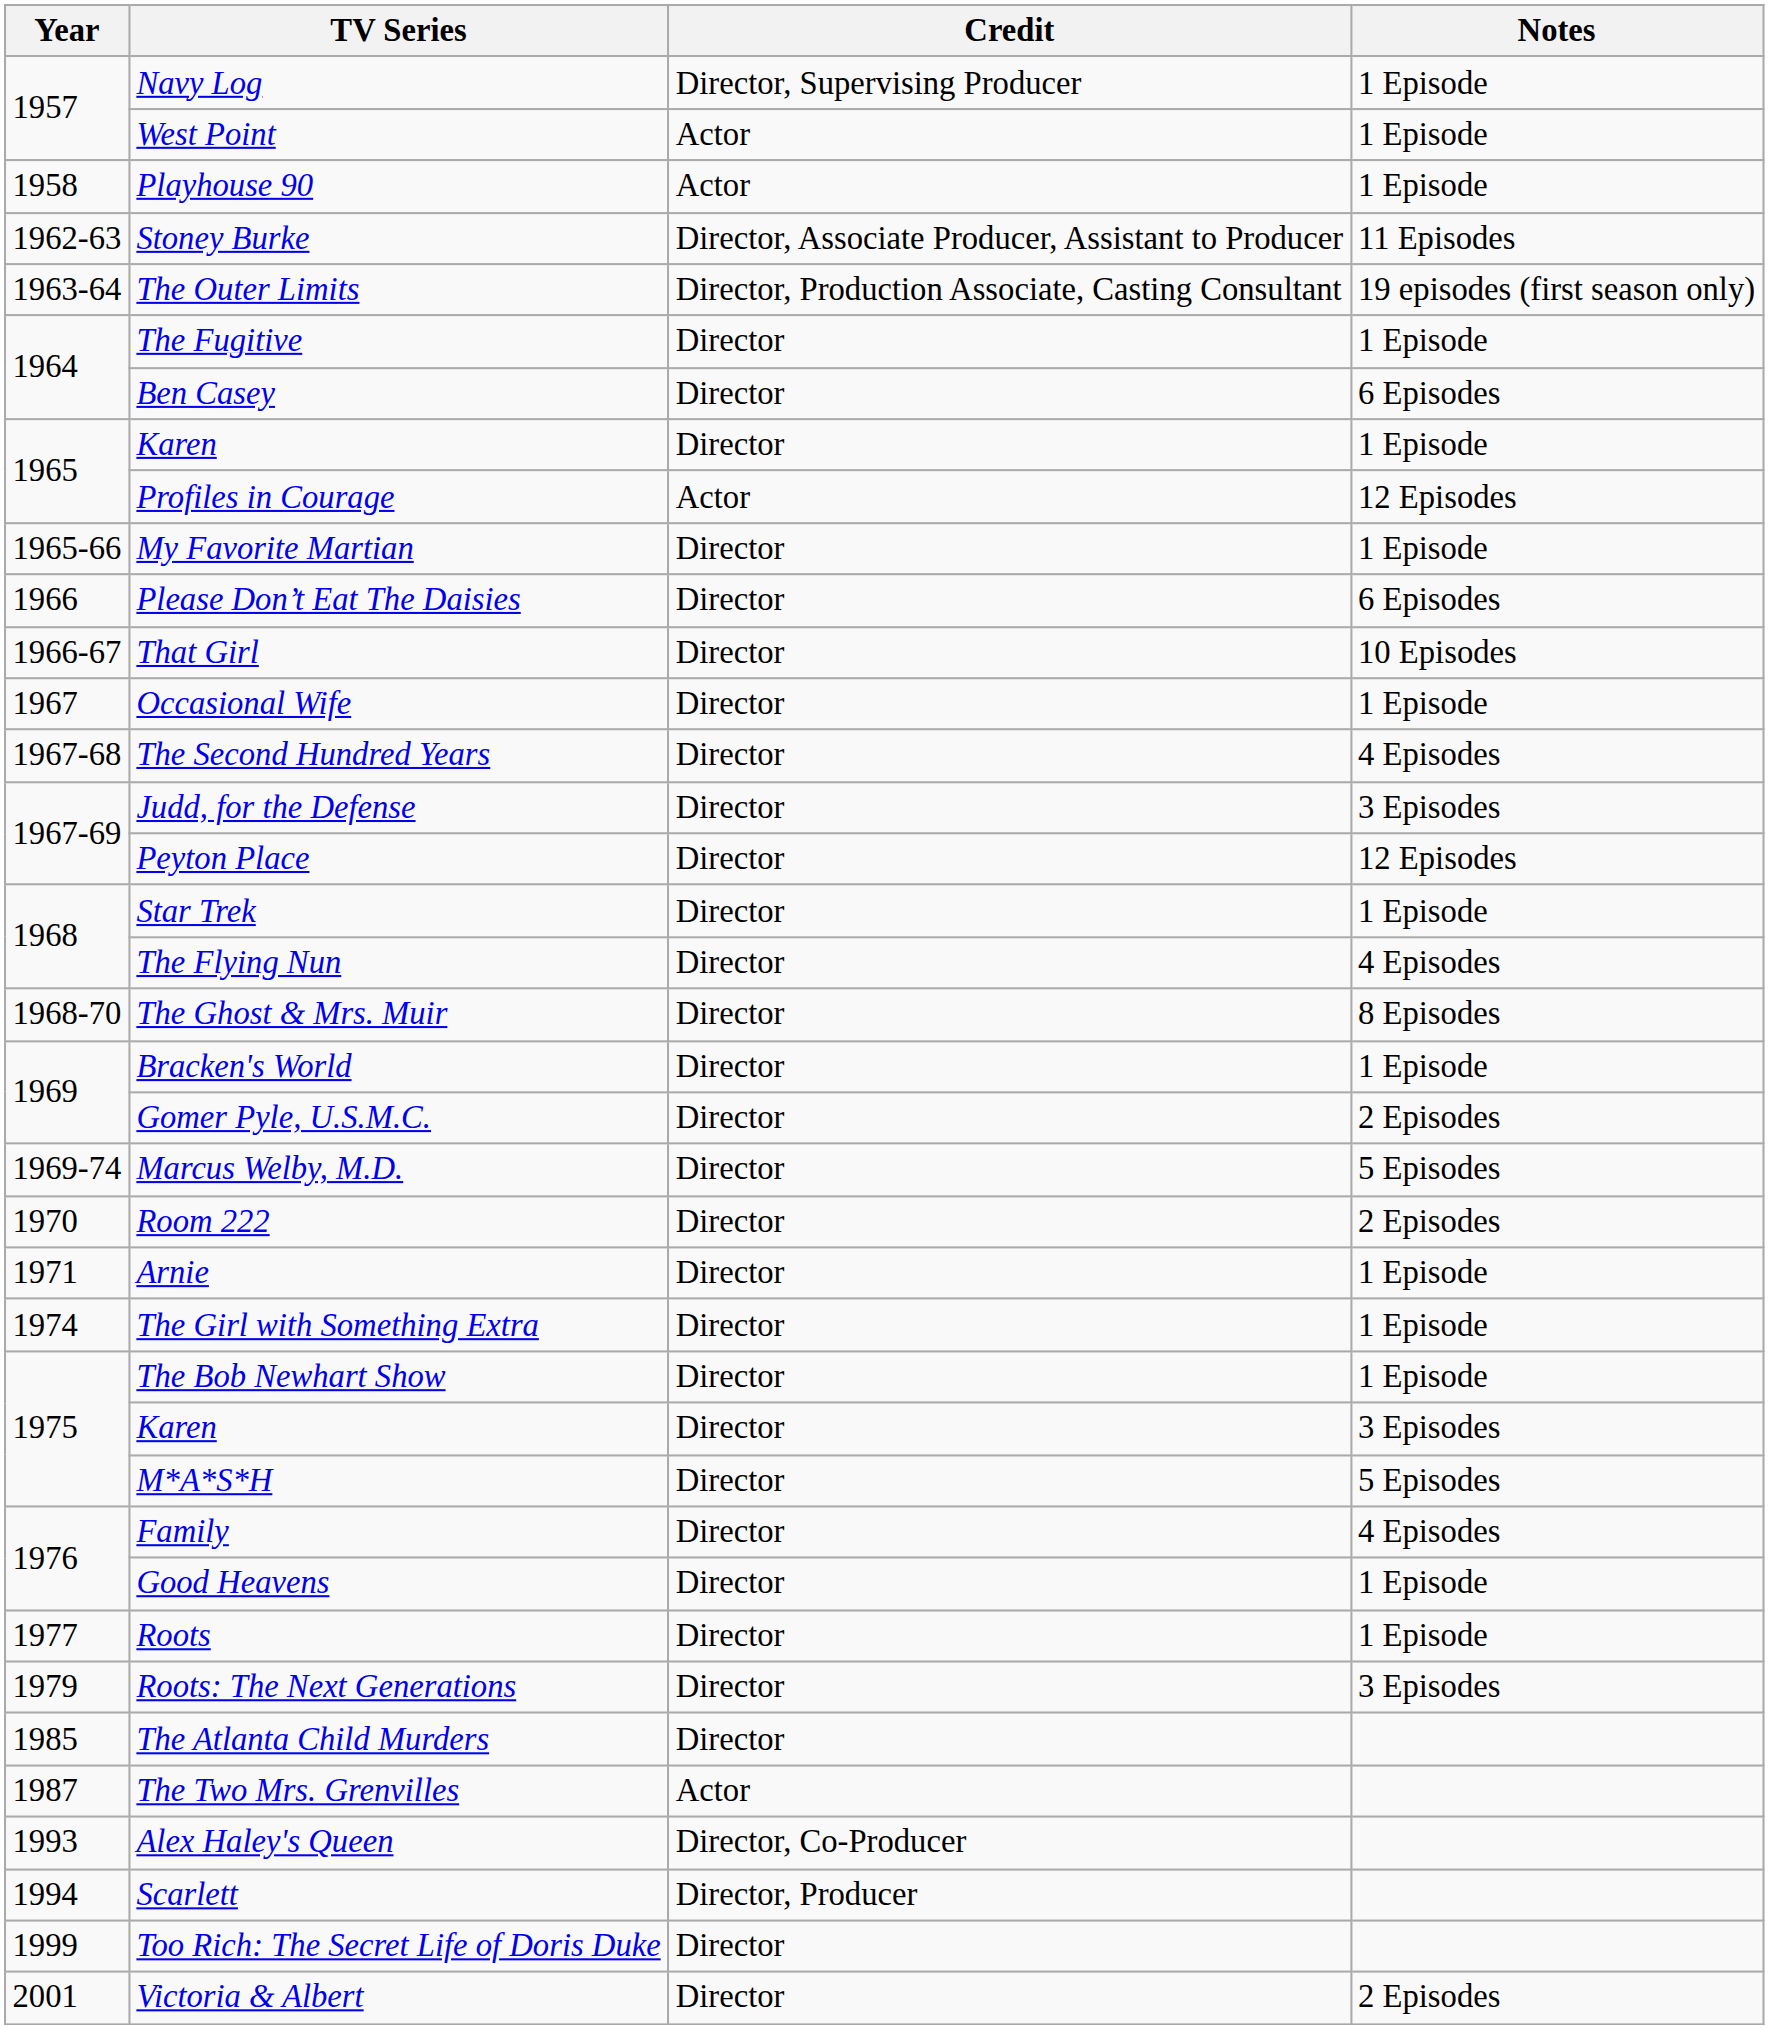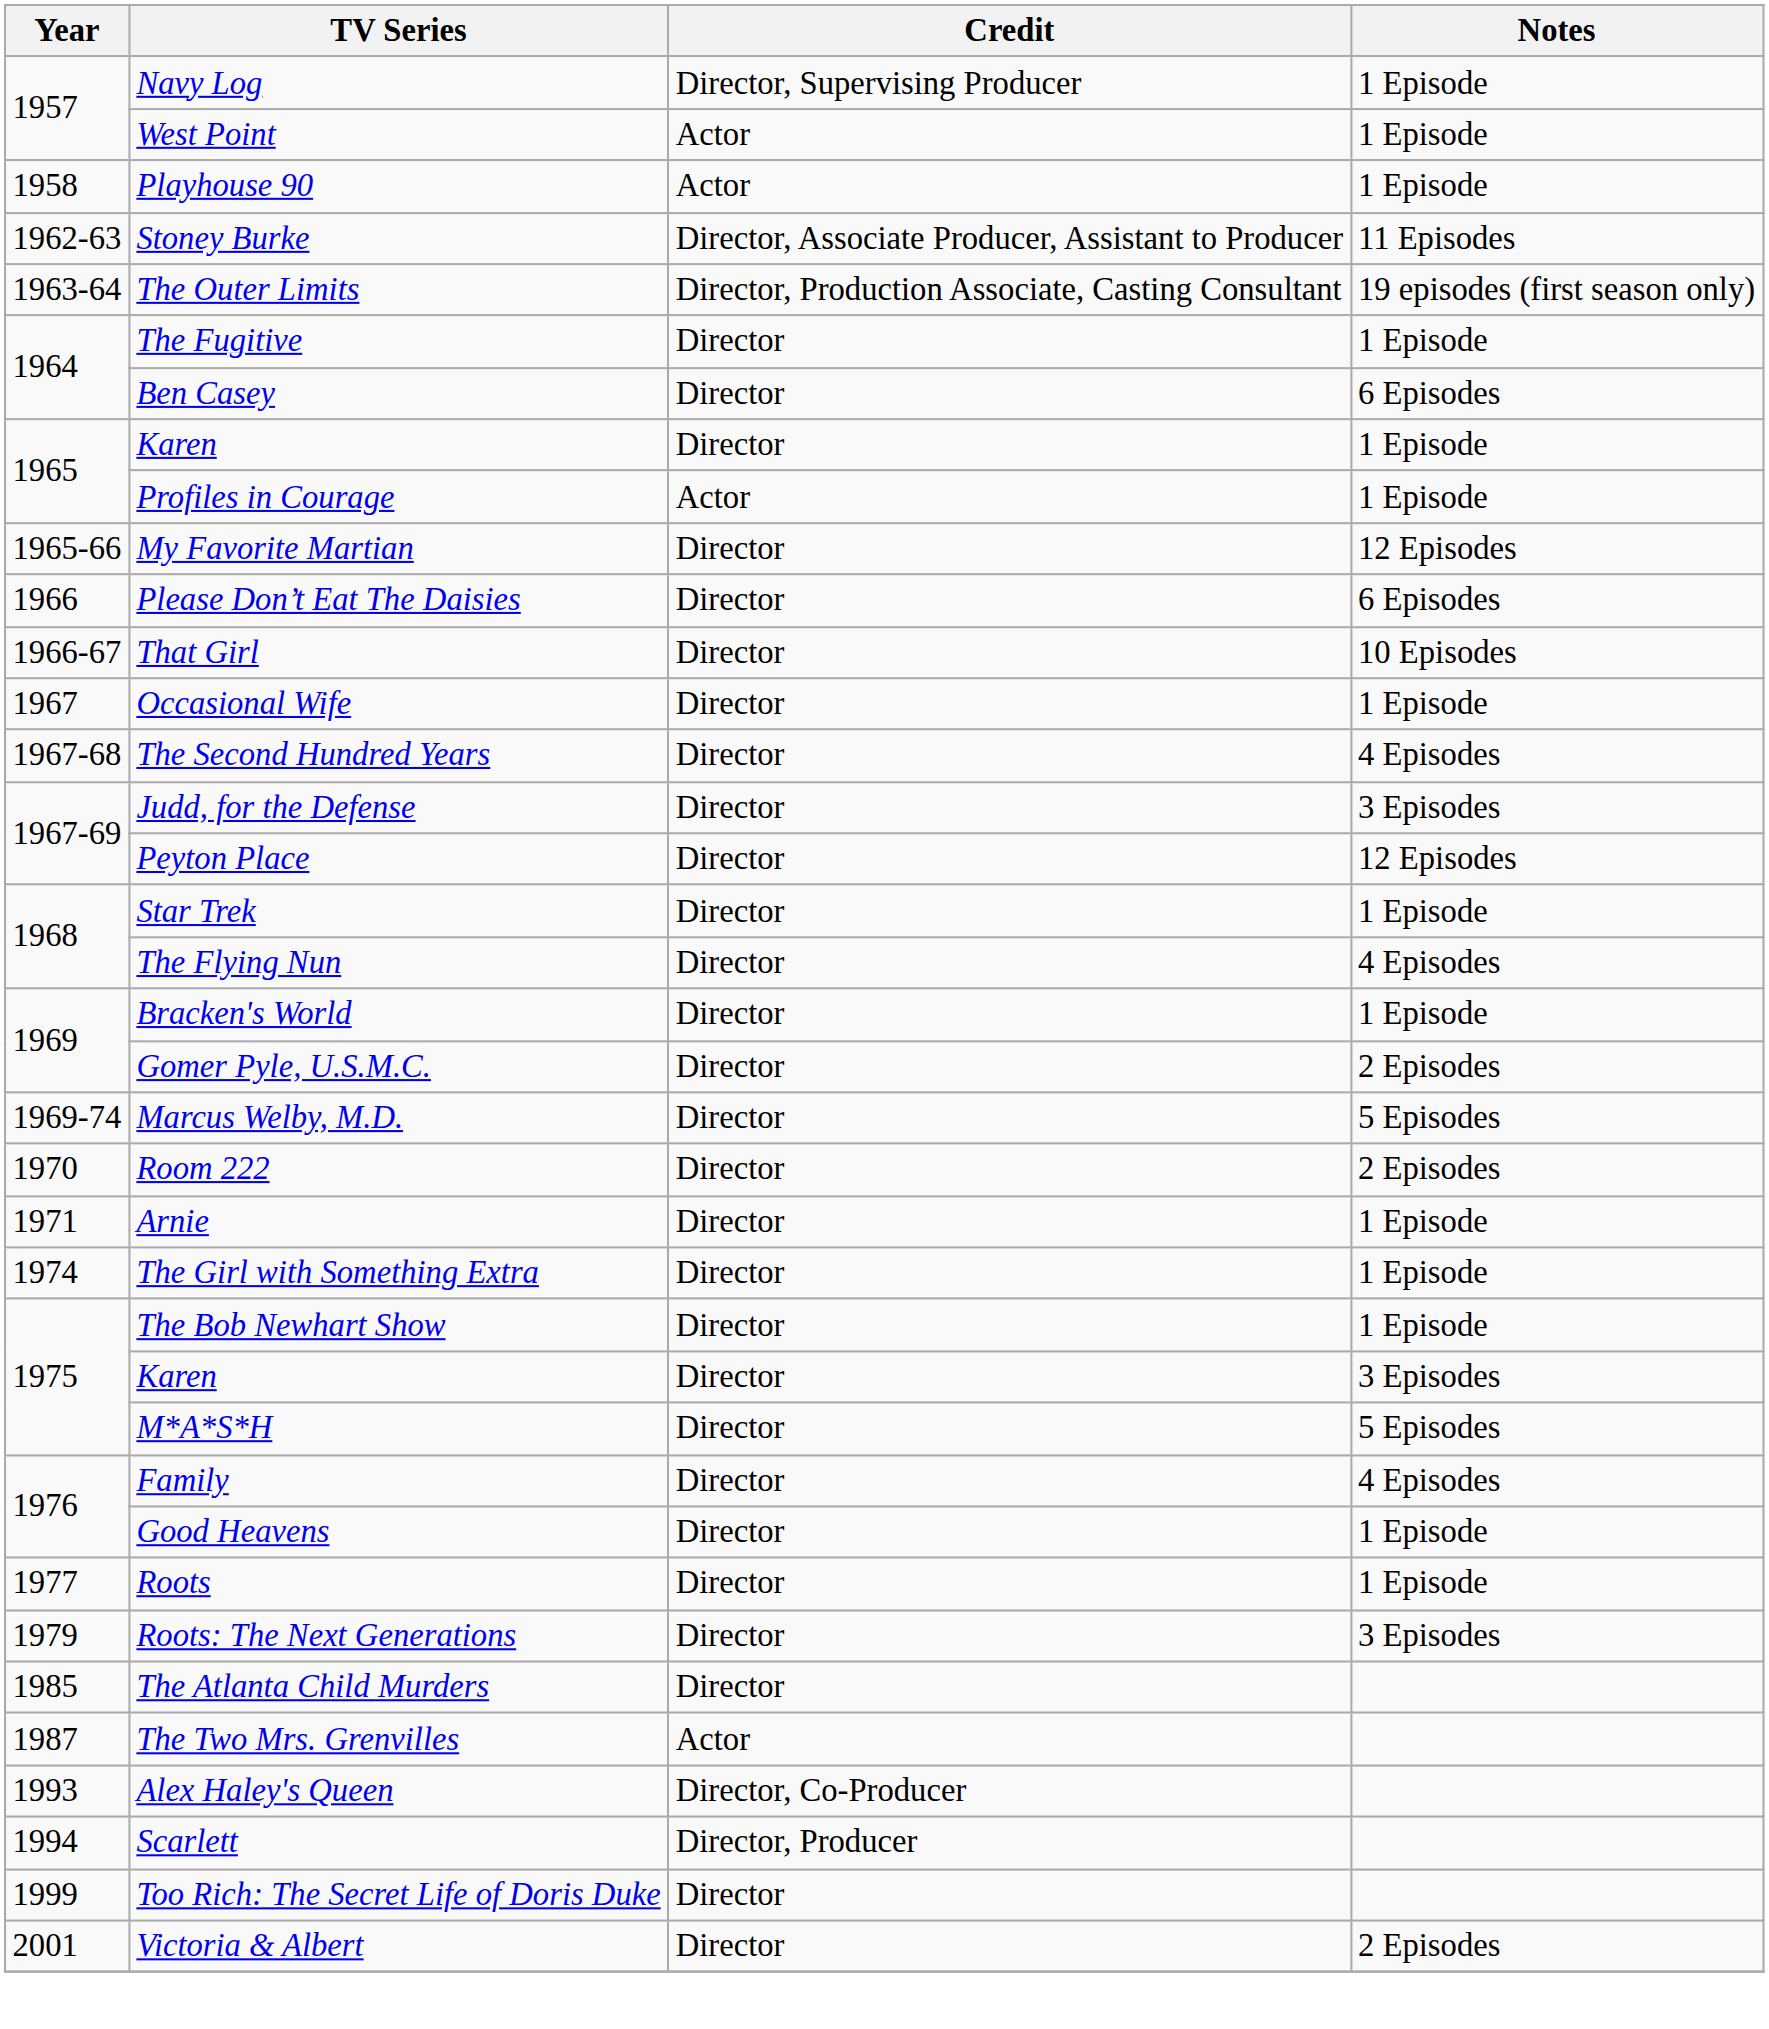(1437, 496) 12 Episodes -> (1423, 496) 1 Episode
(1423, 548) 1 Episode -> (1437, 548) 12 Episodes
- row: (67, 1013)
